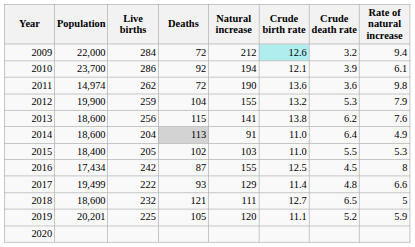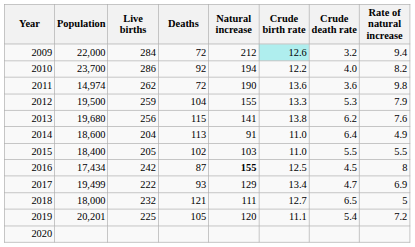(298, 69) 12.1 -> (298, 69) 12.2
(351, 69) 3.9 -> (351, 69) 4.0
(401, 69) 6.1 -> (401, 69) 8.2
(91, 102) 19,900 -> (91, 102) 19,500
(298, 102) 13.2 -> (298, 102) 13.3
(91, 118) 18,600 -> (91, 118) 19,680
(199, 135) lightgrey background -> (199, 135) no background
(401, 151) 5.3 -> (401, 151) 5.5
(249, 168) normal -> (249, 168) bold
(298, 184) 11.4 -> (298, 184) 13.4
(351, 184) 4.8 -> (351, 184) 4.7
(401, 184) 6.6 -> (401, 184) 6.9
(91, 201) 18,600 -> (91, 201) 18,000
(351, 217) 5.2 -> (351, 217) 5.4
(401, 217) 5.9 -> (401, 217) 7.2
